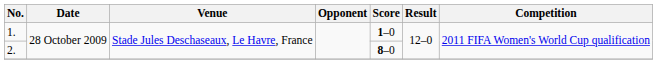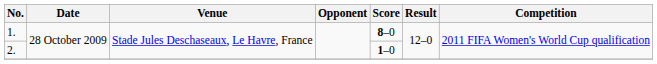(386, 31) 1–0 -> (386, 31) 8–0
(386, 50) 8–0 -> (386, 50) 1–0
